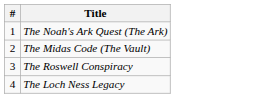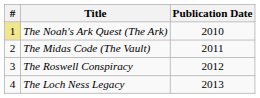+ column: (213, 13)
(13, 31) no background -> (13, 31) khaki background
